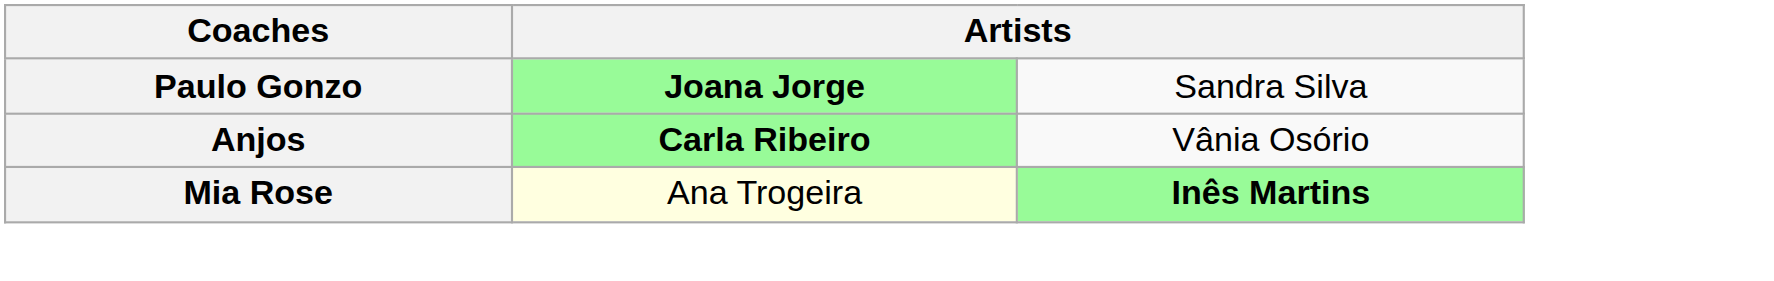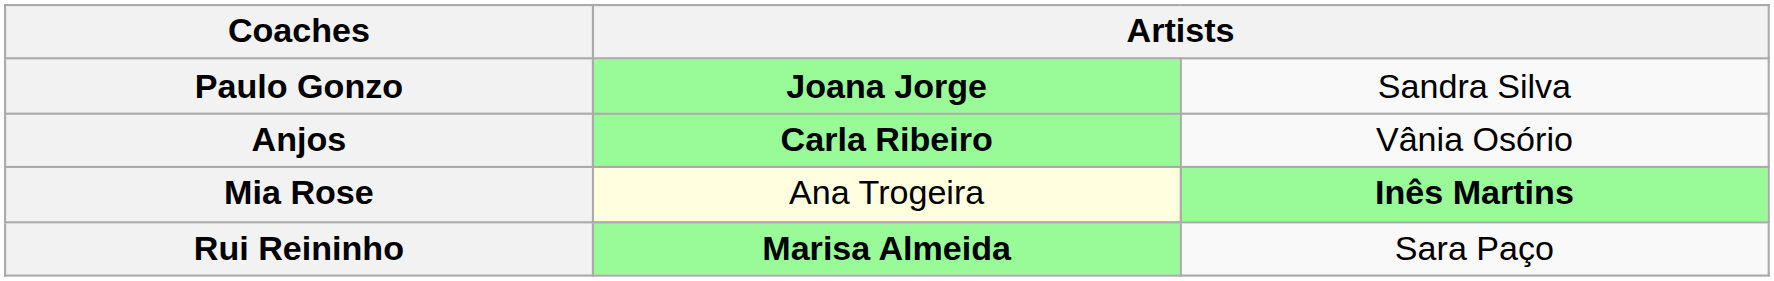+ row: (299, 247)
